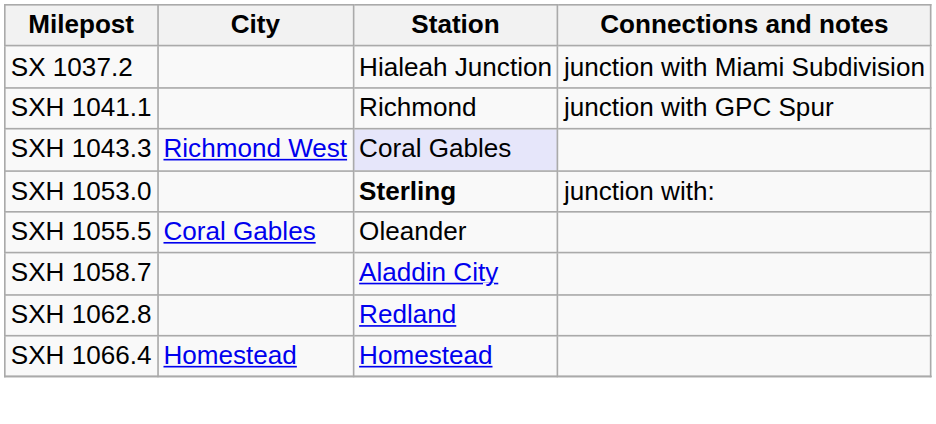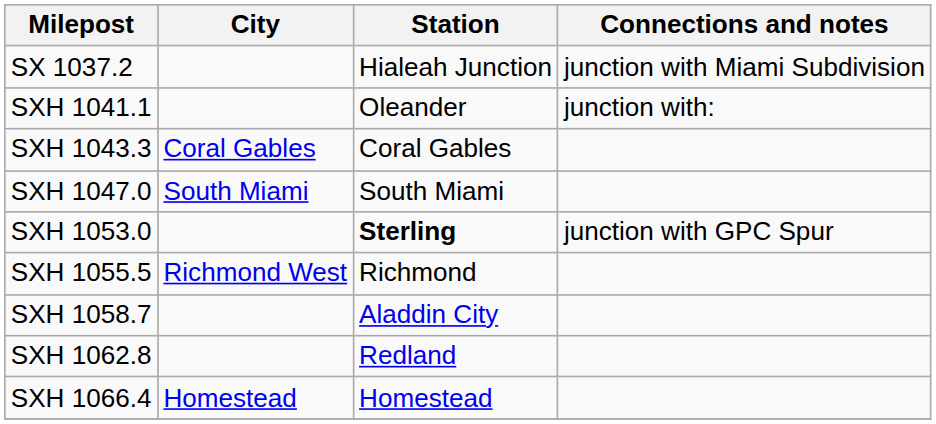(418, 107) Richmond -> (413, 107) Oleander
(699, 107) junction with GPC Spur -> (639, 107) junction with:
(255, 149) Richmond West -> (240, 149) Coral Gables
(435, 149) lavender background -> (435, 149) no background
+ row: (81, 190)
(639, 190) junction with: -> (699, 231) junction with GPC Spur
(240, 231) Coral Gables -> (255, 273) Richmond West
(413, 231) Oleander -> (418, 273) Richmond
